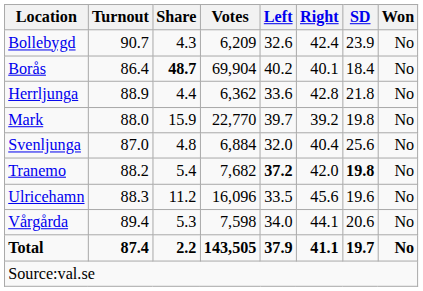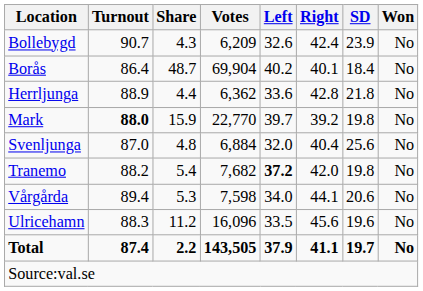(182, 68) bold -> (182, 68) normal
(135, 119) normal -> (135, 119) bold
(360, 171) bold -> (360, 171) normal
rows swapped: (46, 196) <-> (38, 222)
